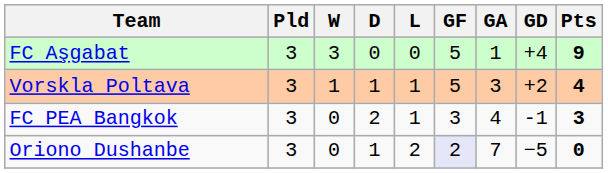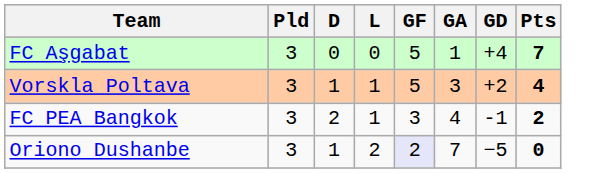- column: (334, 21)
(579, 54) 9 -> (538, 54) 7
(579, 119) 3 -> (538, 119) 2
